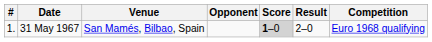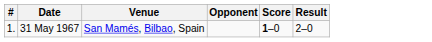- column: (378, 12)
(271, 28) lightgrey background -> (271, 28) no background
